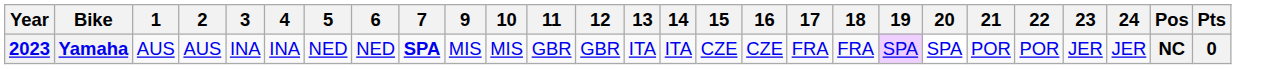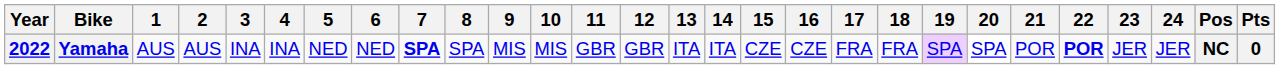+ column: (467, 20)
(29, 49) 2023 -> (29, 49) 2022
(1039, 49) normal -> (1084, 49) bold
